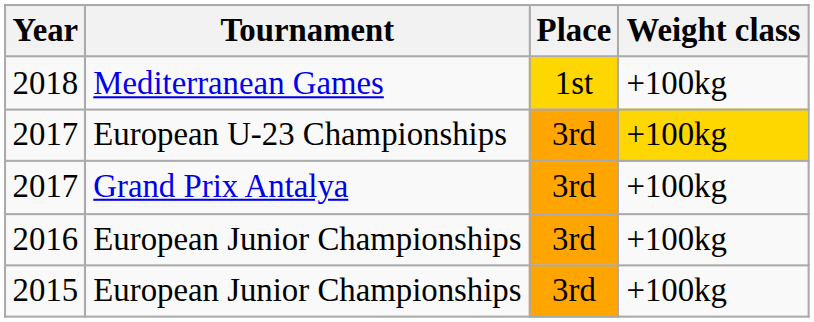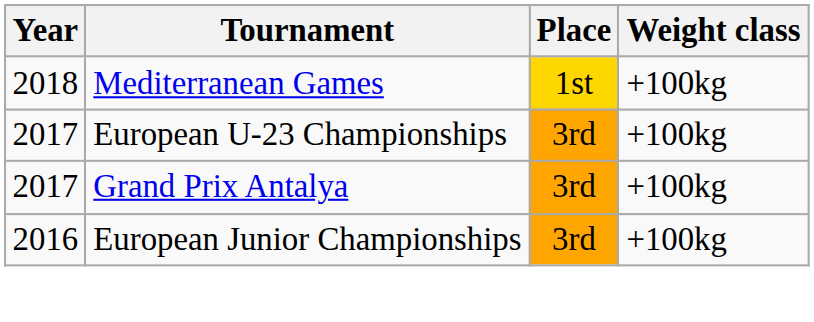(677, 134) gold background -> (677, 134) no background
- row: (45, 290)
